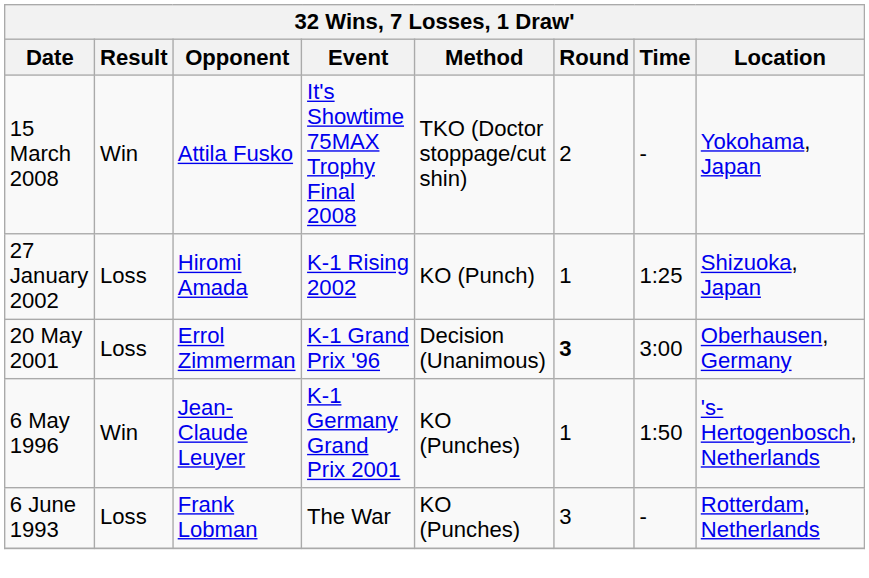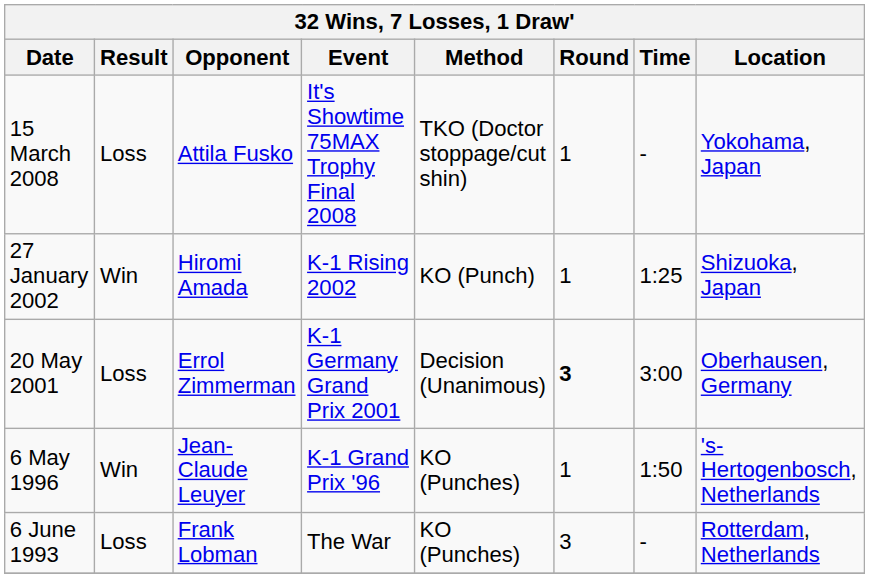(119, 154) Win -> (123, 154) Loss
(566, 154) 2 -> (566, 154) 1
(123, 276) Loss -> (119, 276) Win
(358, 348) K-1 Grand Prix '96 -> (354, 373) K-1 Germany Grand Prix 2001
(354, 433) K-1 Germany Grand Prix 2001 -> (358, 470) K-1 Grand Prix '96
